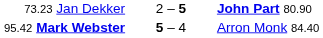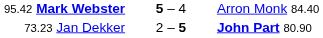rows swapped: (65, 27) <-> (75, 8)
